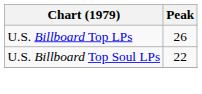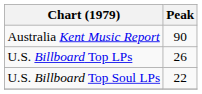+ row: (84, 36)
